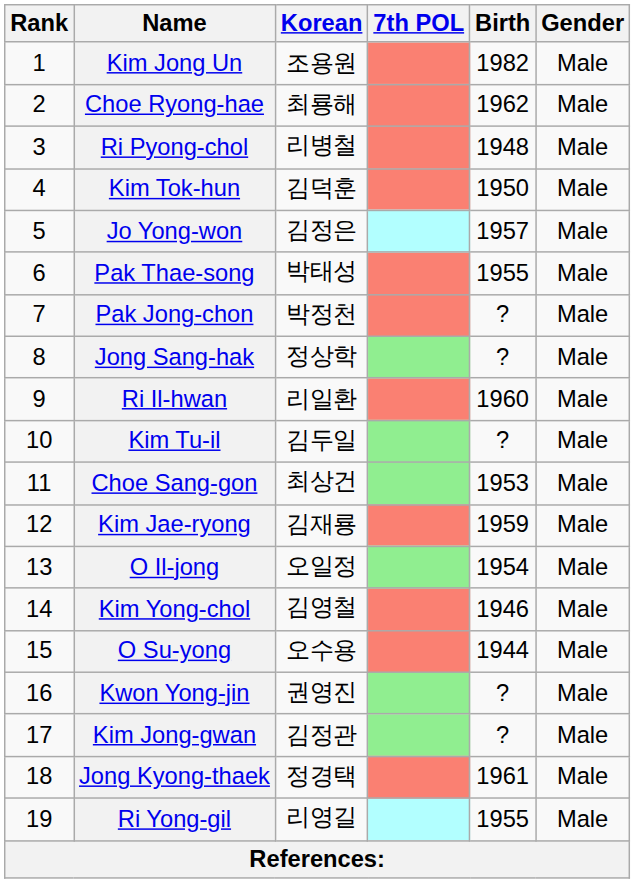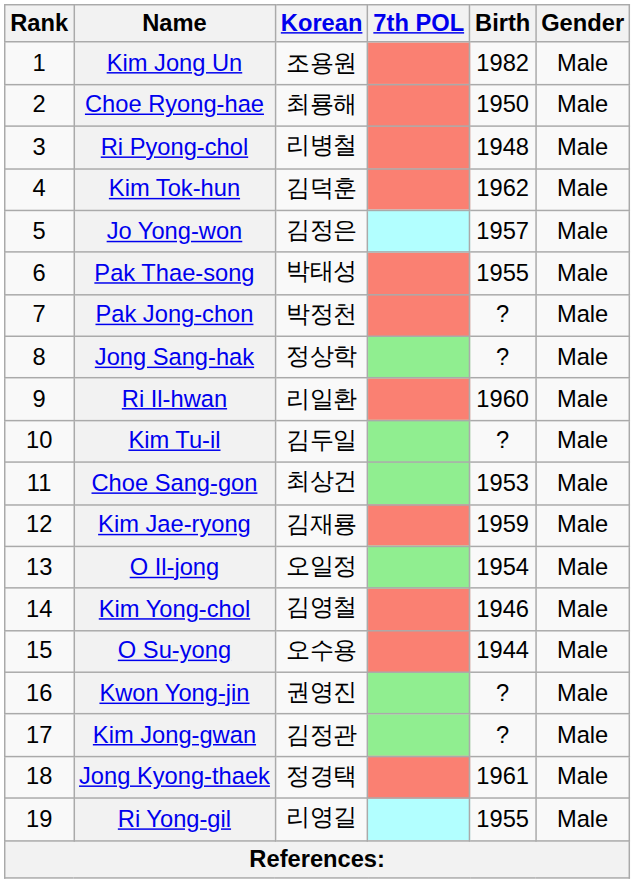(503, 105) 1962 -> (503, 105) 1950
(503, 189) 1950 -> (503, 189) 1962
